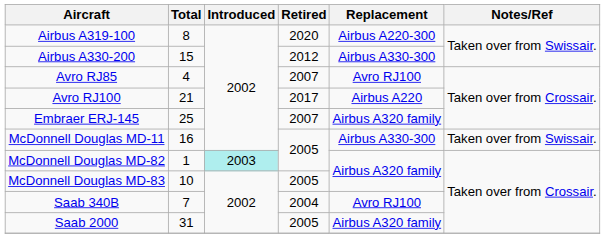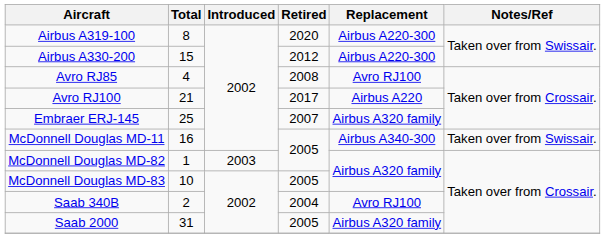(387, 56) Airbus A330-300 -> (387, 56) Airbus A220-300
(304, 77) 2007 -> (304, 77) 2008
(387, 139) Airbus A330-300 -> (387, 139) Airbus A340-300
(241, 160) paleturquoise background -> (241, 160) no background
(186, 202) 7 -> (186, 202) 2
